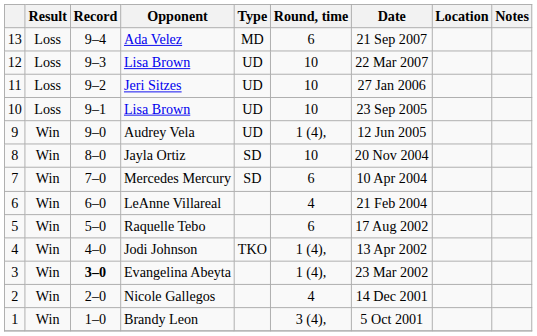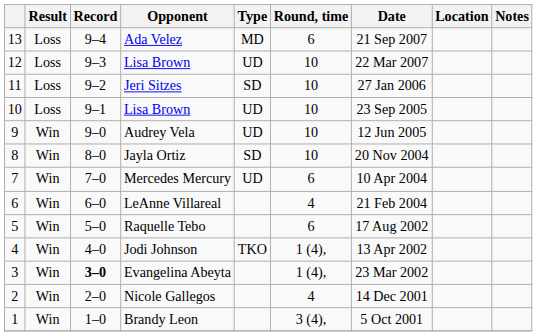(252, 86) UD -> (252, 86) SD
(311, 132) 1 (4), -> (311, 132) 10
(252, 179) SD -> (252, 179) UD
